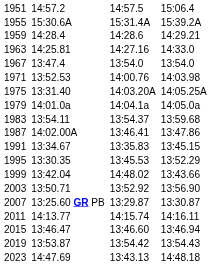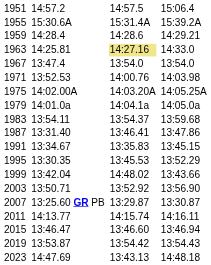(129, 50) no background -> (129, 50) khaki background
(51, 91) 13:31.40 -> (54, 91) 14:02.00A
(54, 133) 14:02.00A -> (51, 133) 13:31.40
